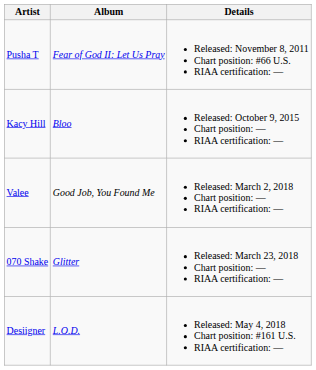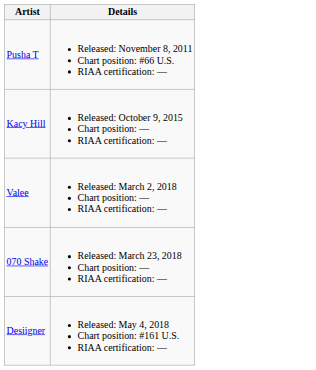- column: (109, 12)
